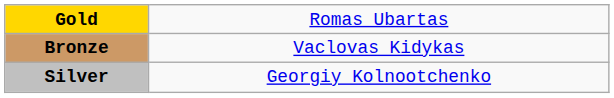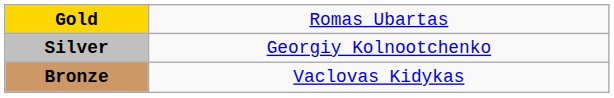rows swapped: (77, 77) <-> (77, 48)
